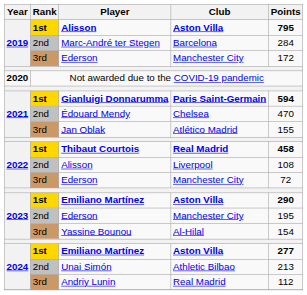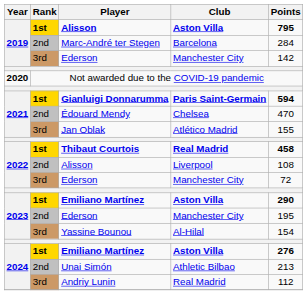(286, 58) 172 -> (286, 58) 142
(286, 251) 277 -> (286, 251) 276
